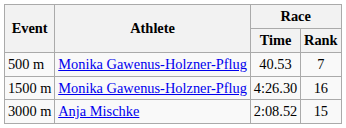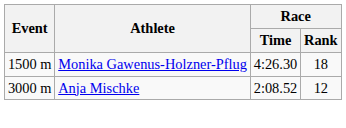- row: (26, 64)
(321, 88) 16 -> (321, 64) 18
(321, 111) 15 -> (321, 88) 12
